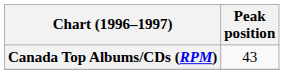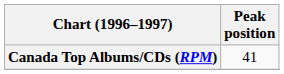(250, 57) 43 -> (250, 57) 41
